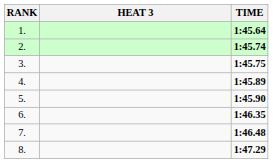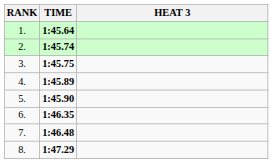columns swapped: (135, 13) <-> (250, 13)
